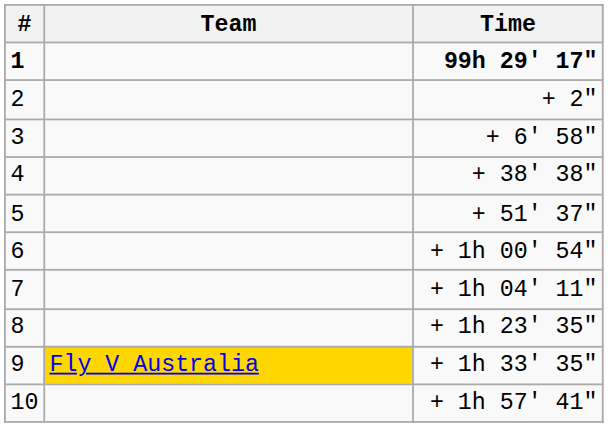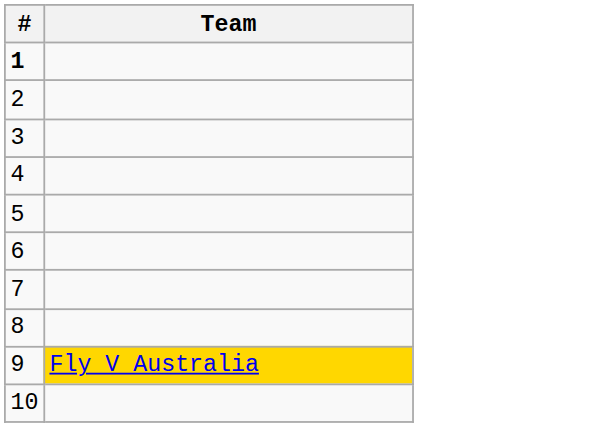- column: (508, 24)
